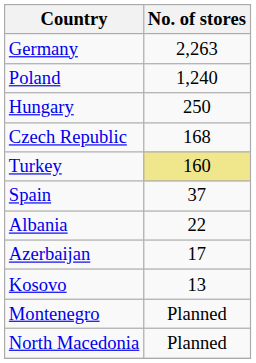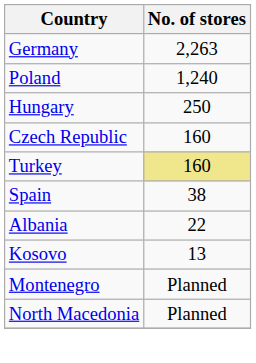(197, 136) 168 -> (197, 136) 160
(197, 195) 37 -> (197, 195) 38
- row: (50, 254)
